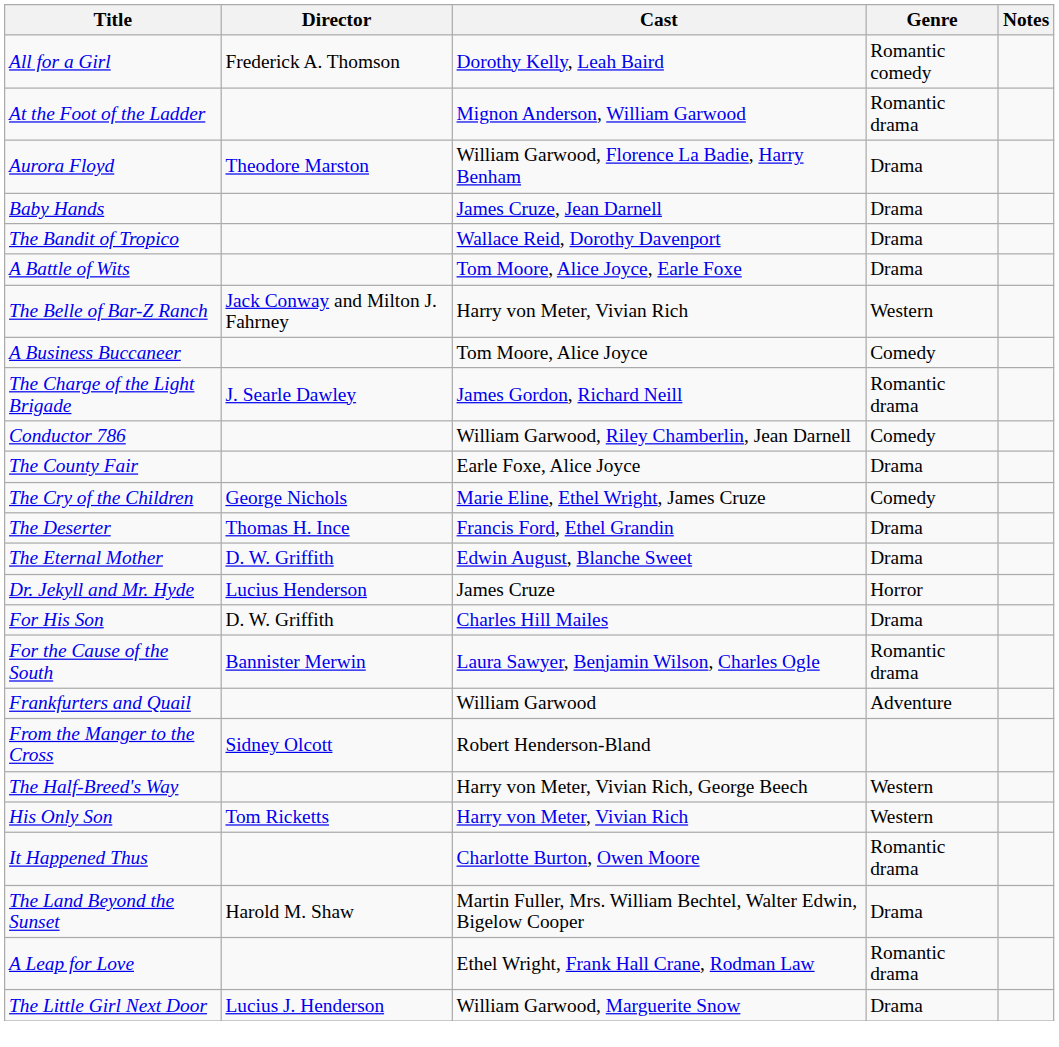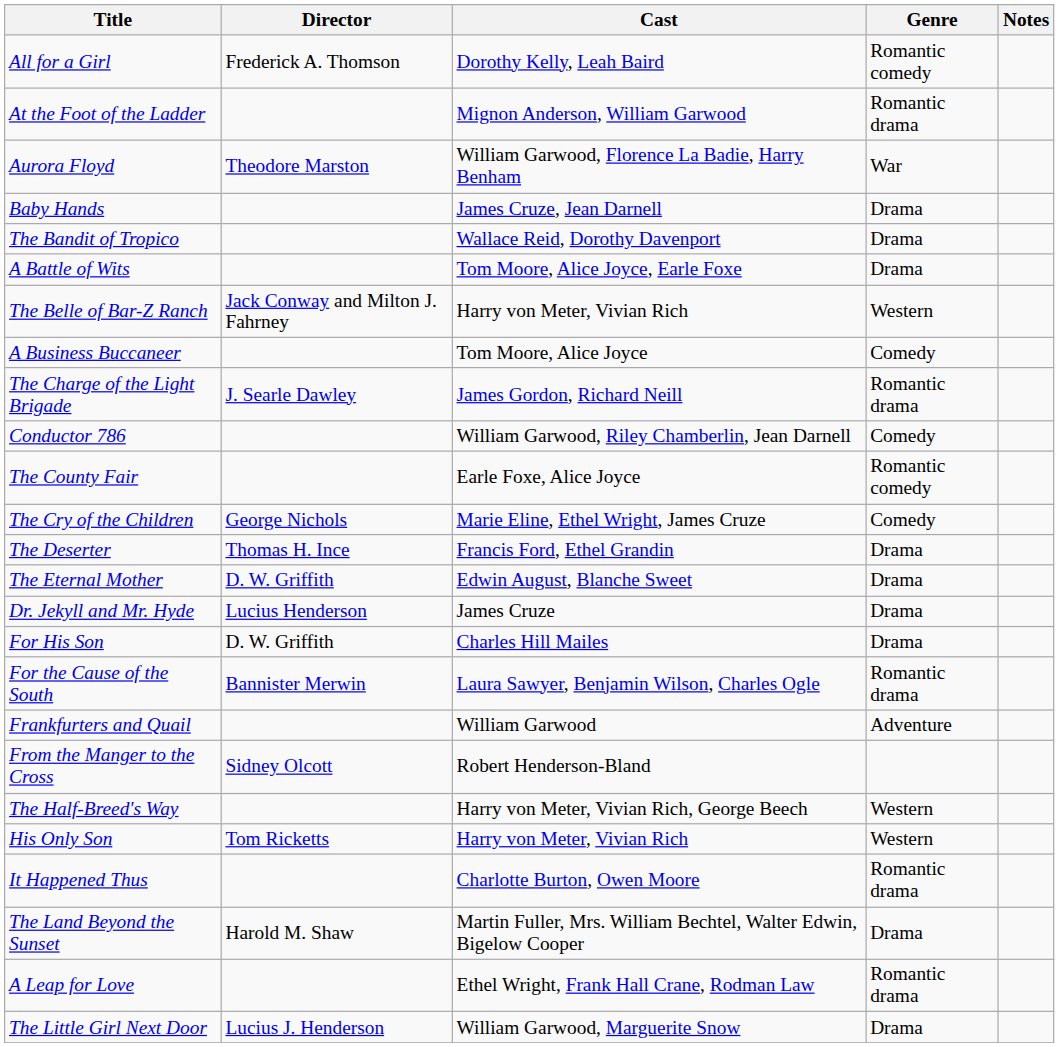(896, 166) Drama -> (886, 166) War
(896, 466) Drama -> (908, 477) Romantic comedy
(896, 589) Horror -> (896, 611) Drama
